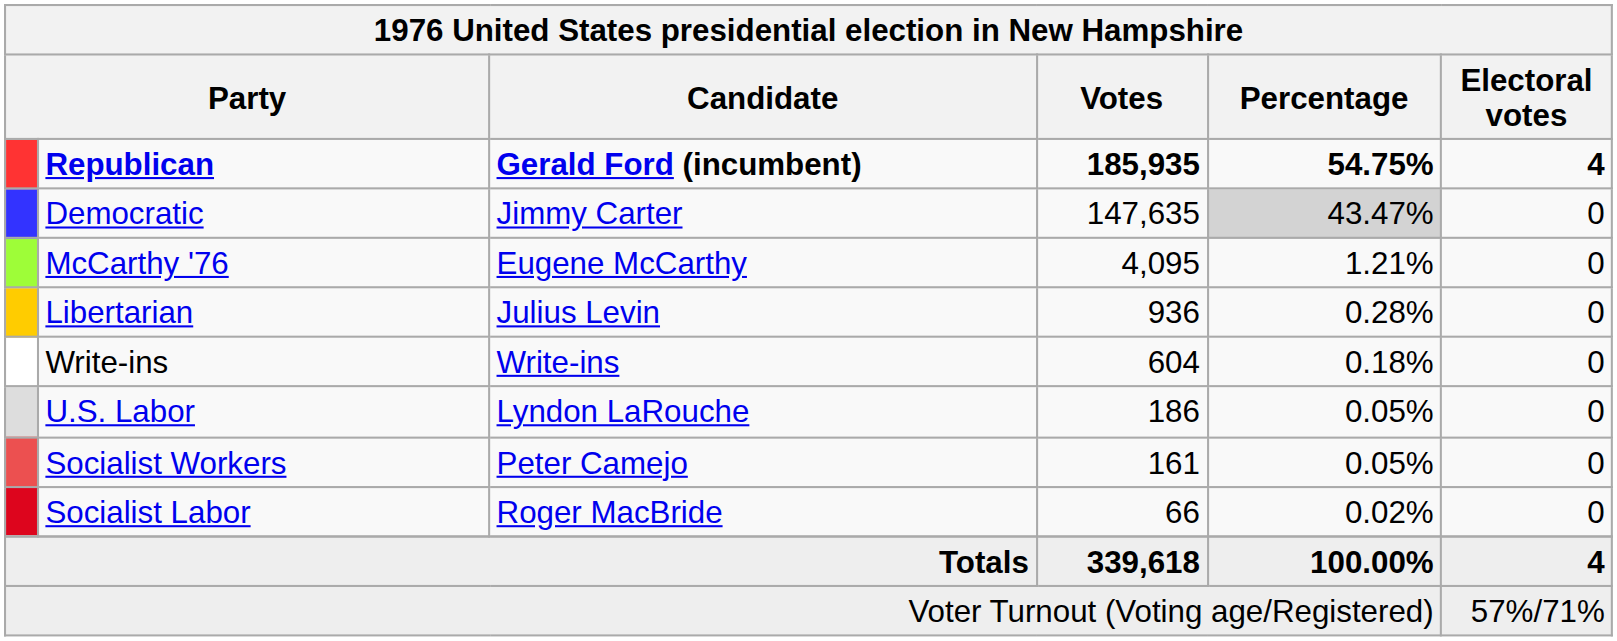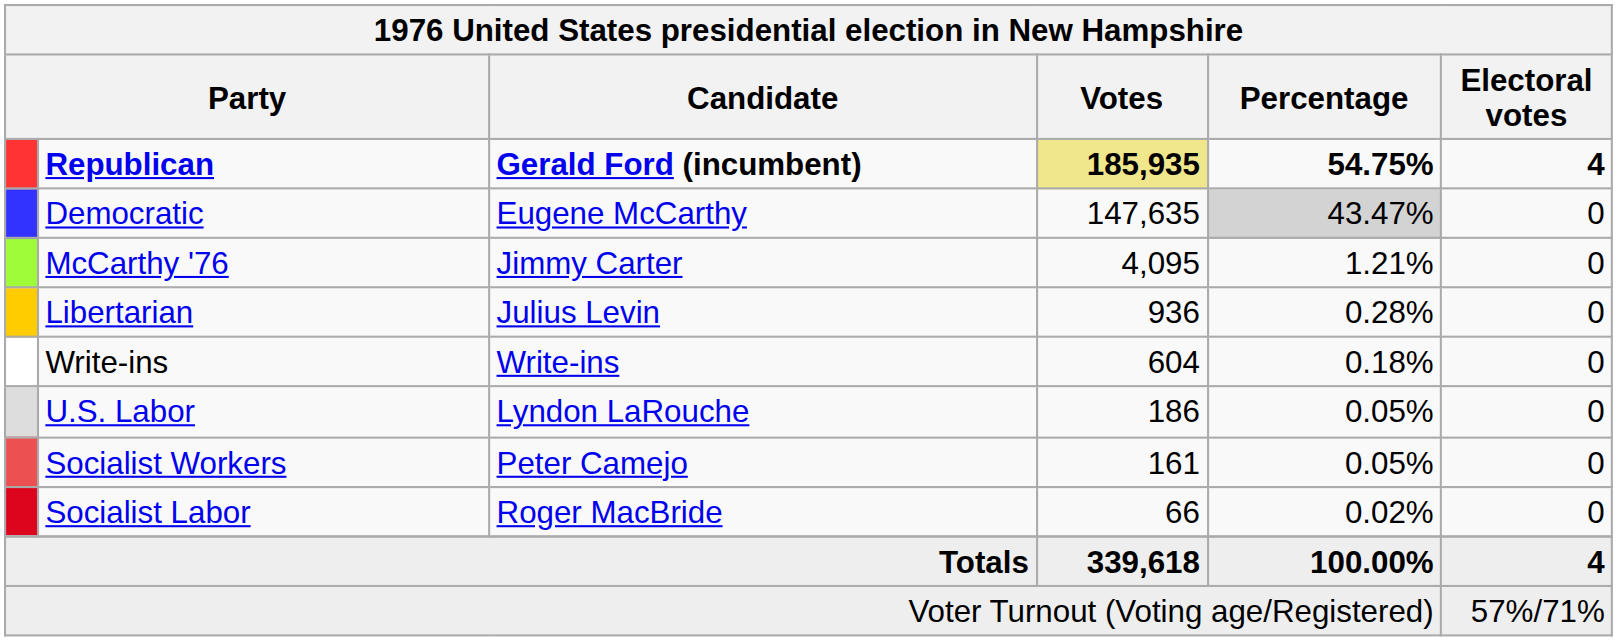(1143, 164) no background -> (1143, 164) khaki background
(590, 214) Jimmy Carter -> (622, 214) Eugene McCarthy
(622, 263) Eugene McCarthy -> (590, 263) Jimmy Carter
